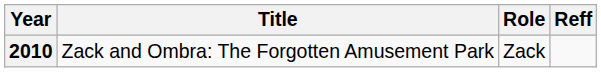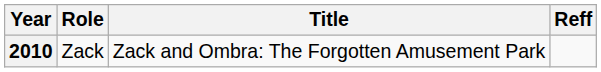columns swapped: (278, 19) <-> (524, 19)
